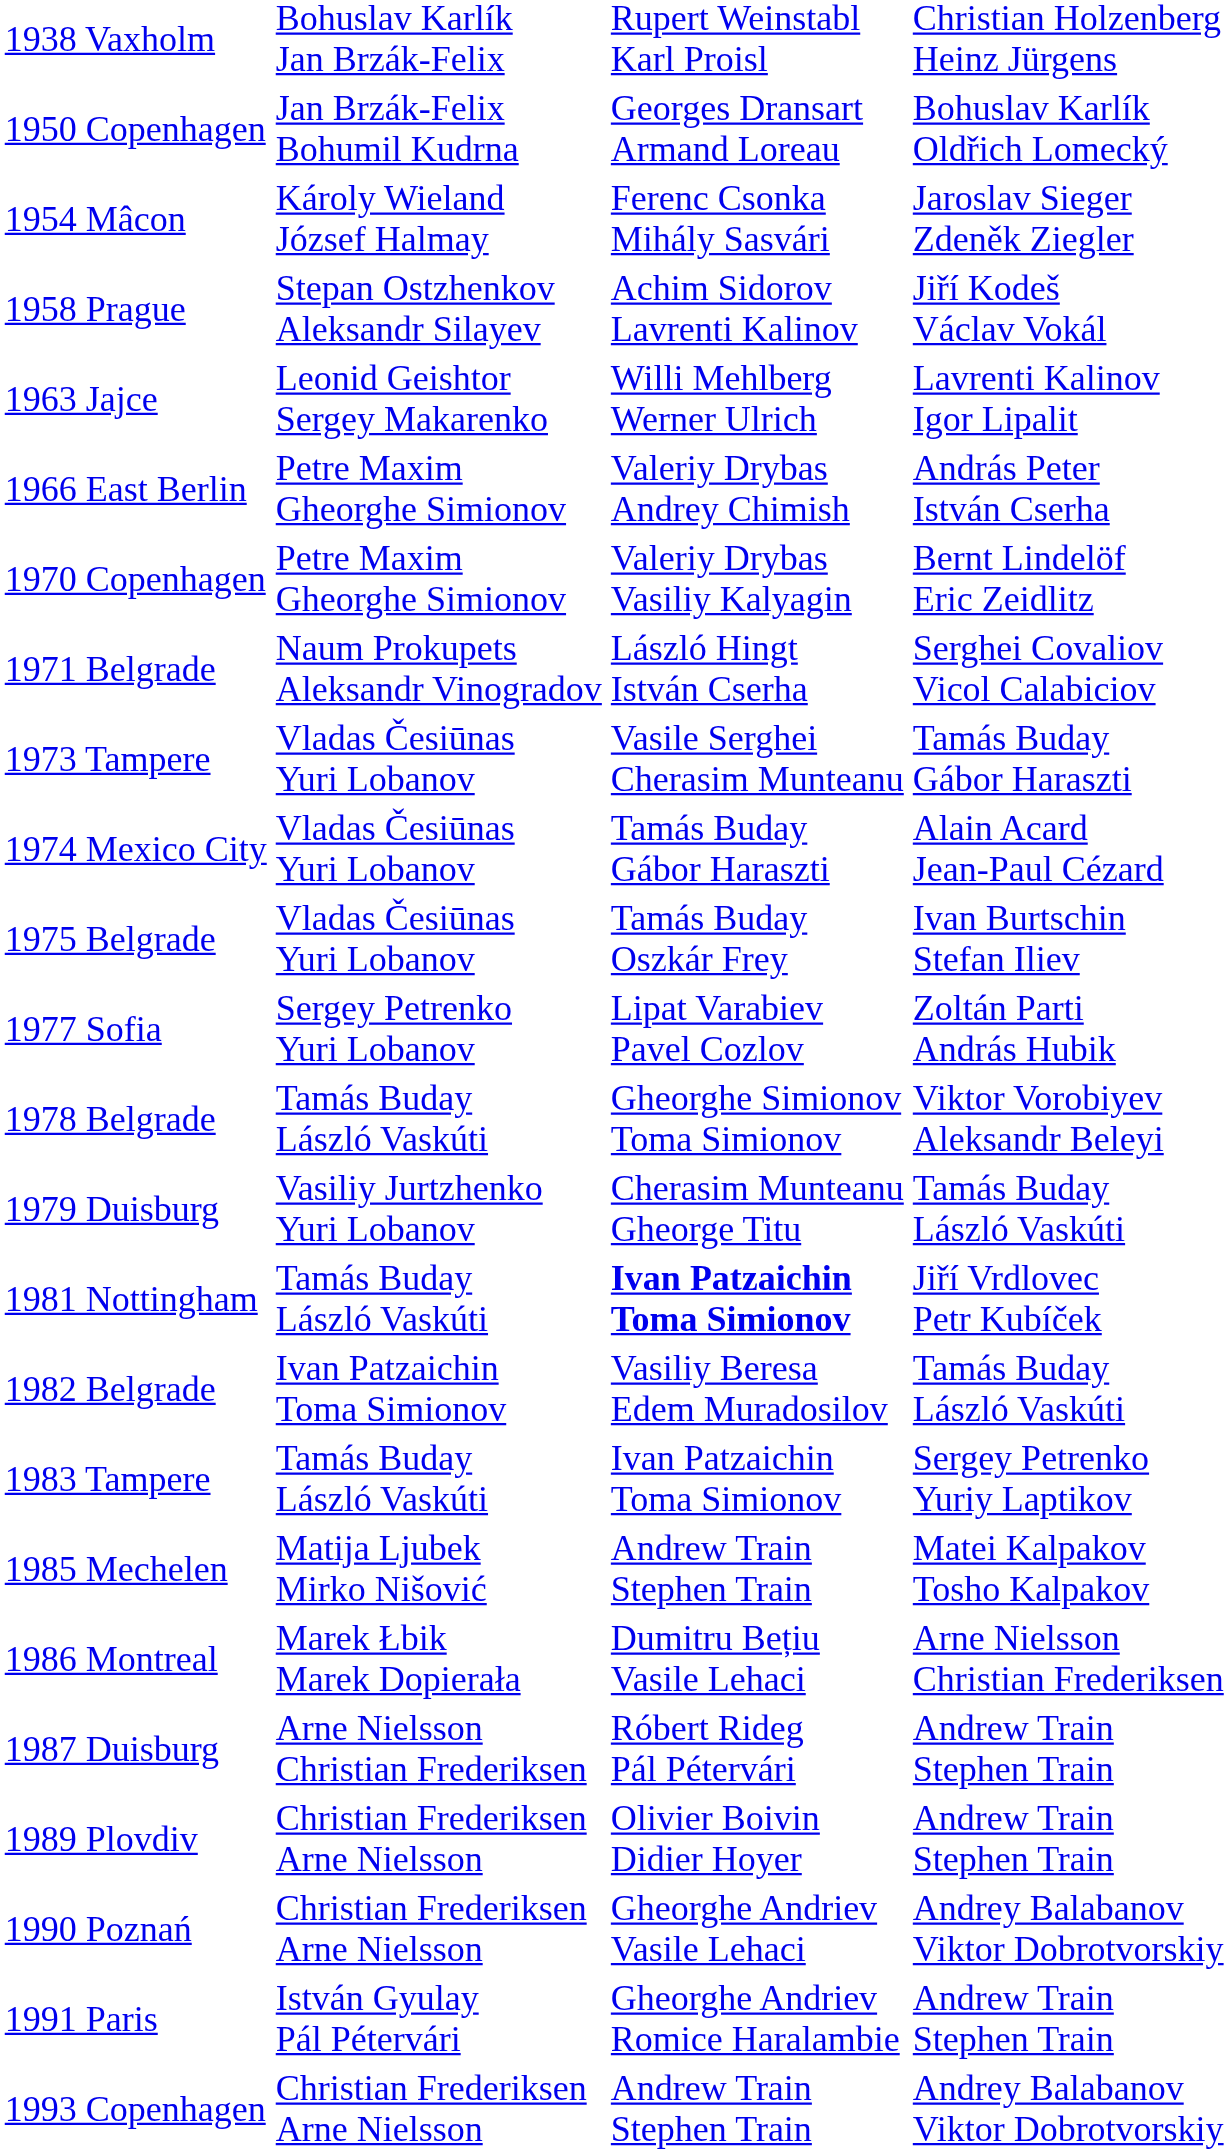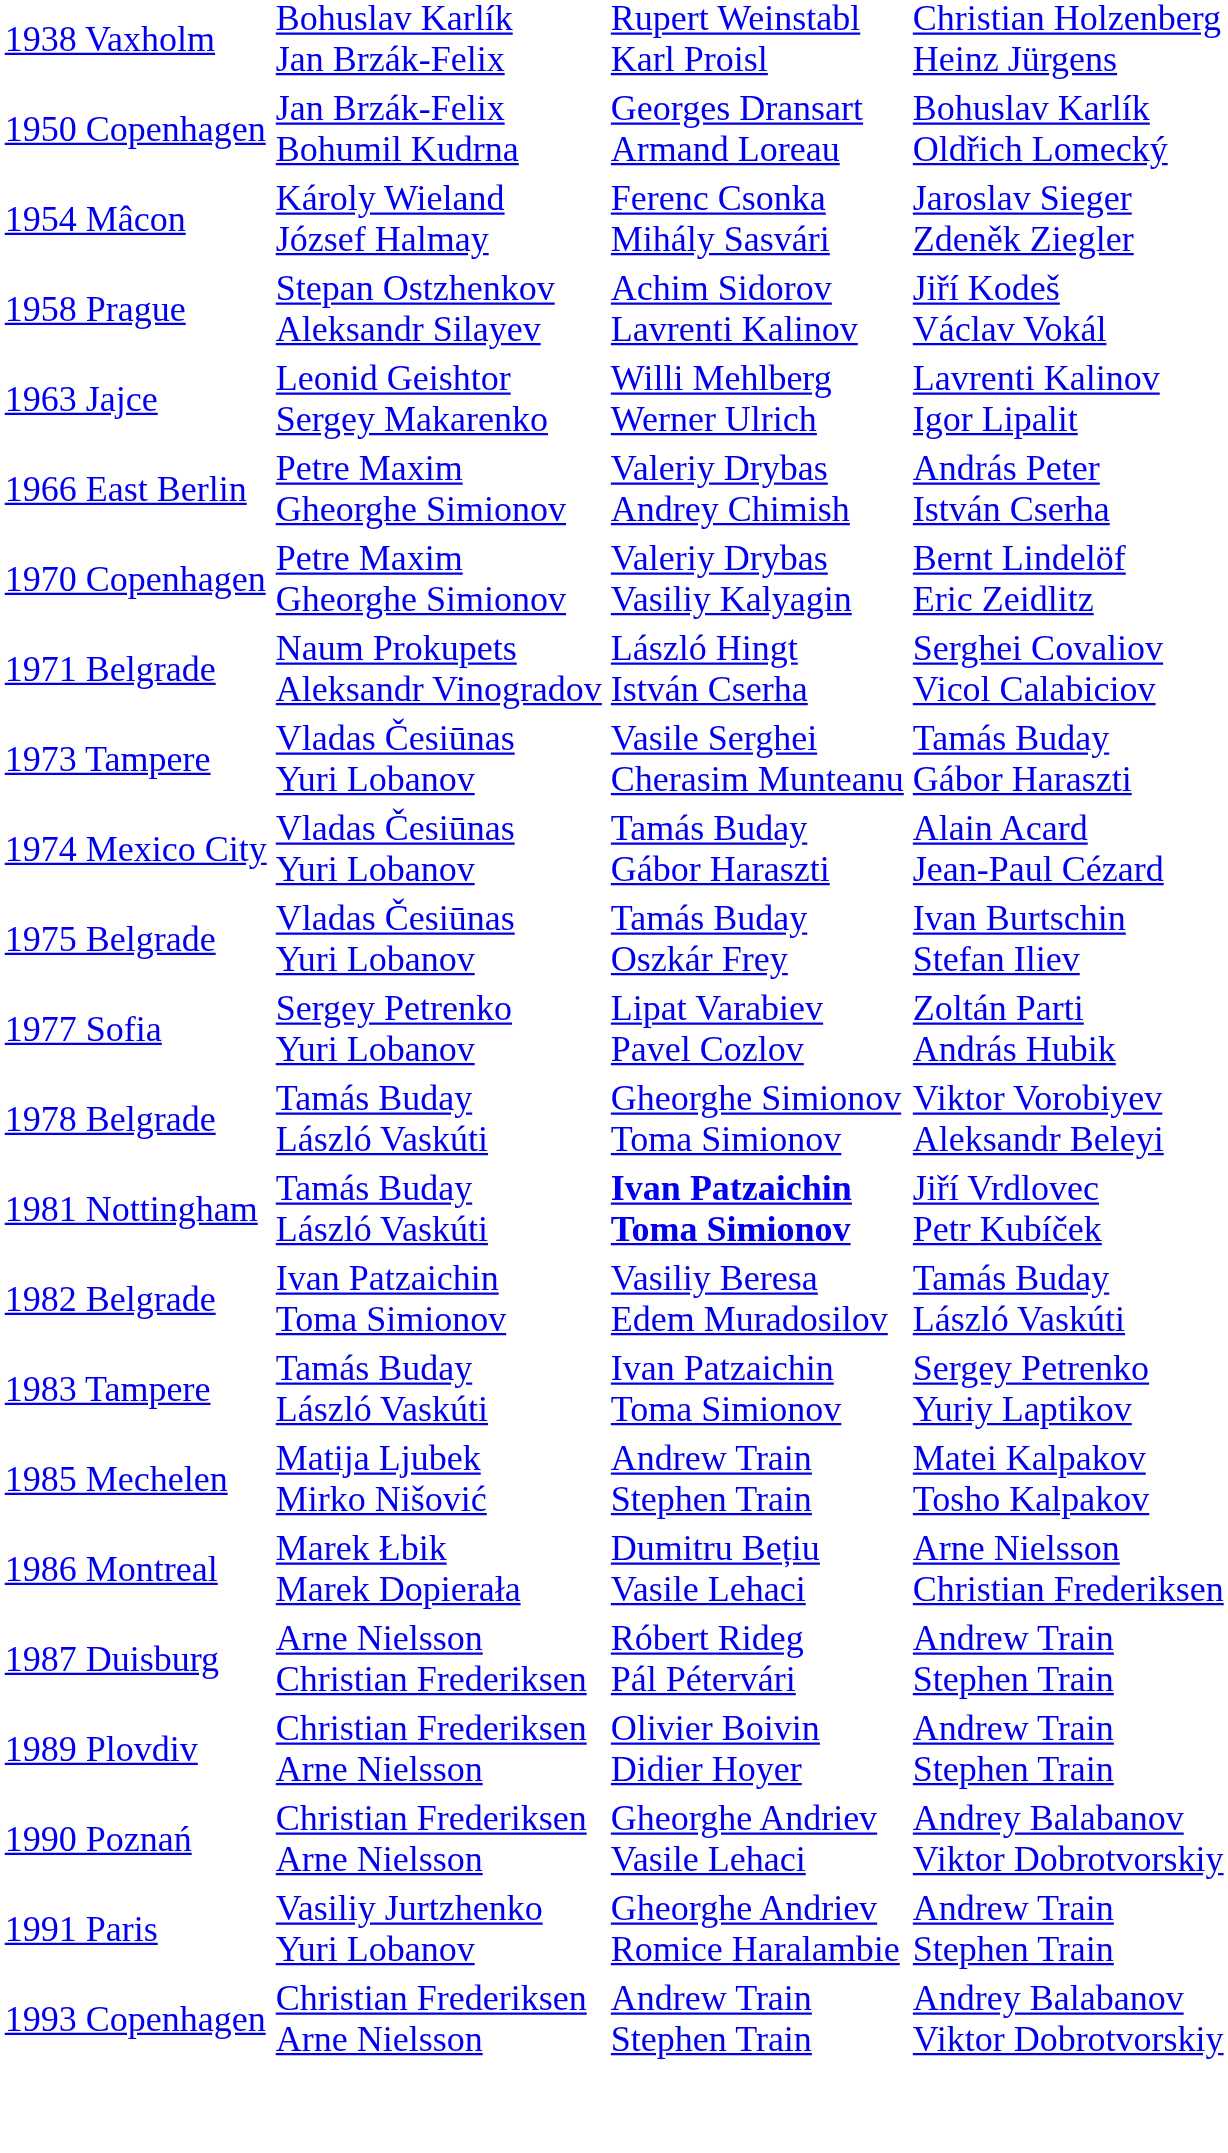- row: (112, 1208)
(377, 2018) István Gyulay Pál Pétervári -> (409, 1928) Vasiliy Jurtzhenko Yuri Lobanov
